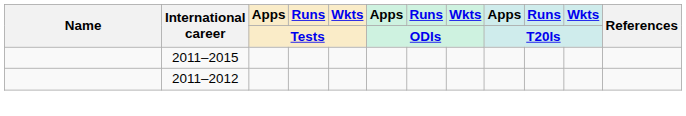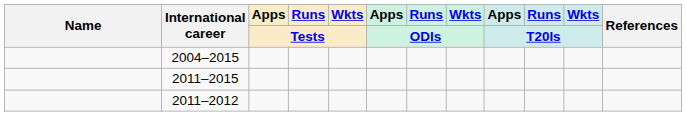+ row: (205, 57)
